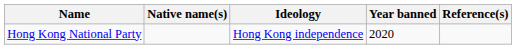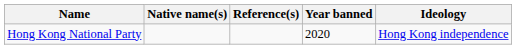columns swapped: (298, 14) <-> (475, 14)
